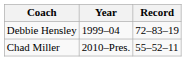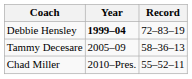(101, 30) normal -> (107, 30) bold
+ row: (45, 47)
